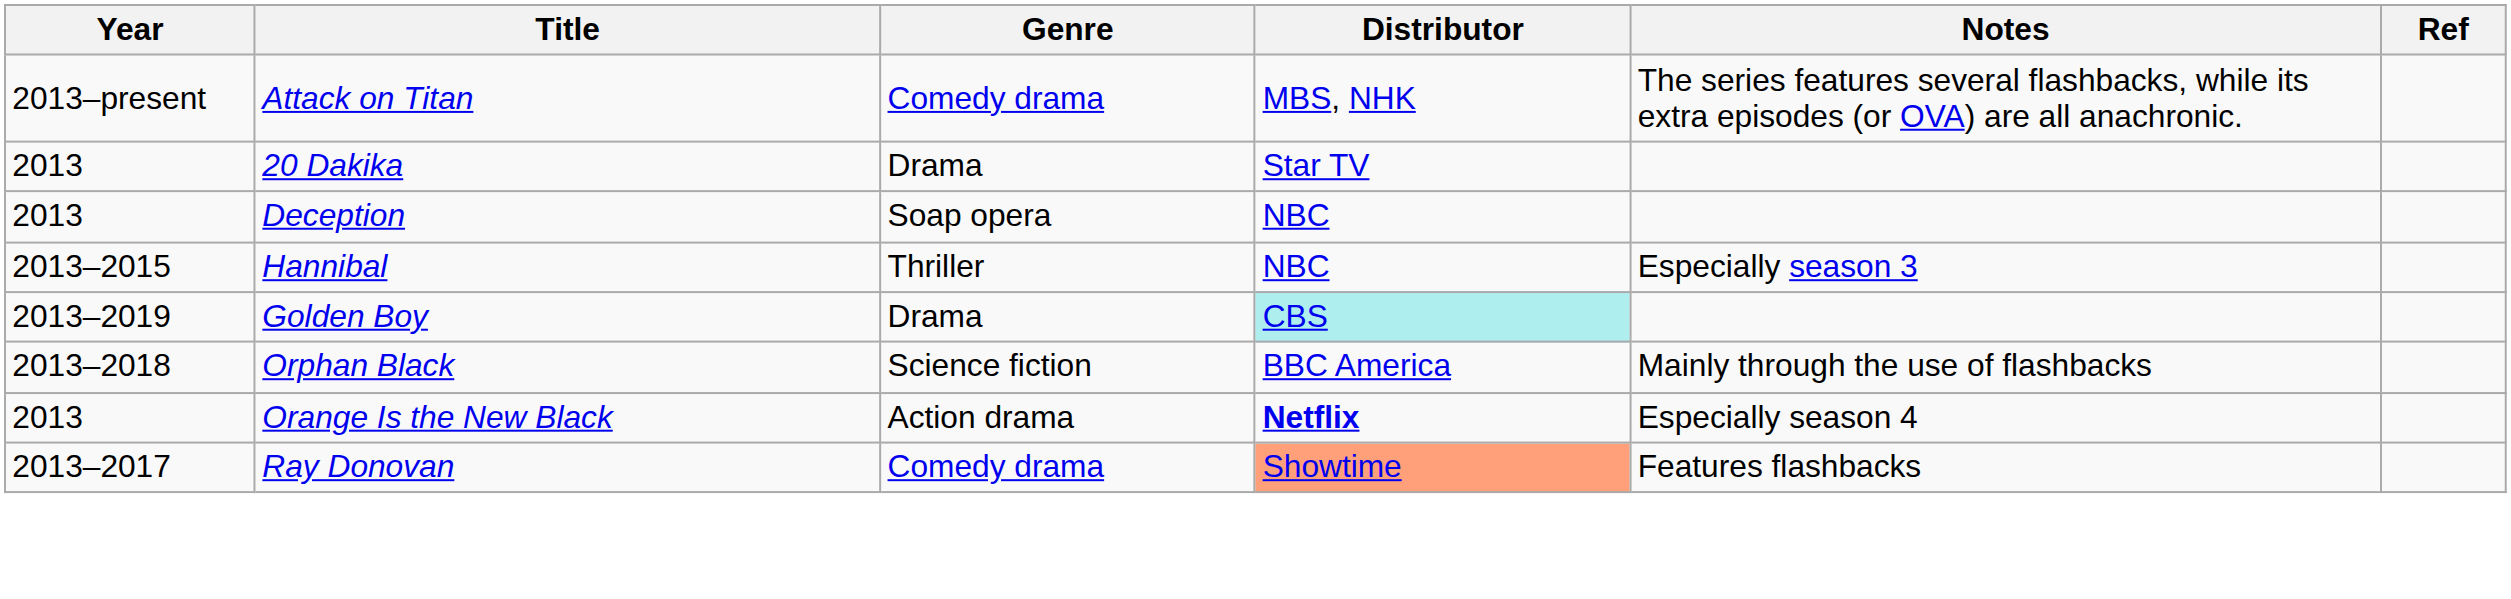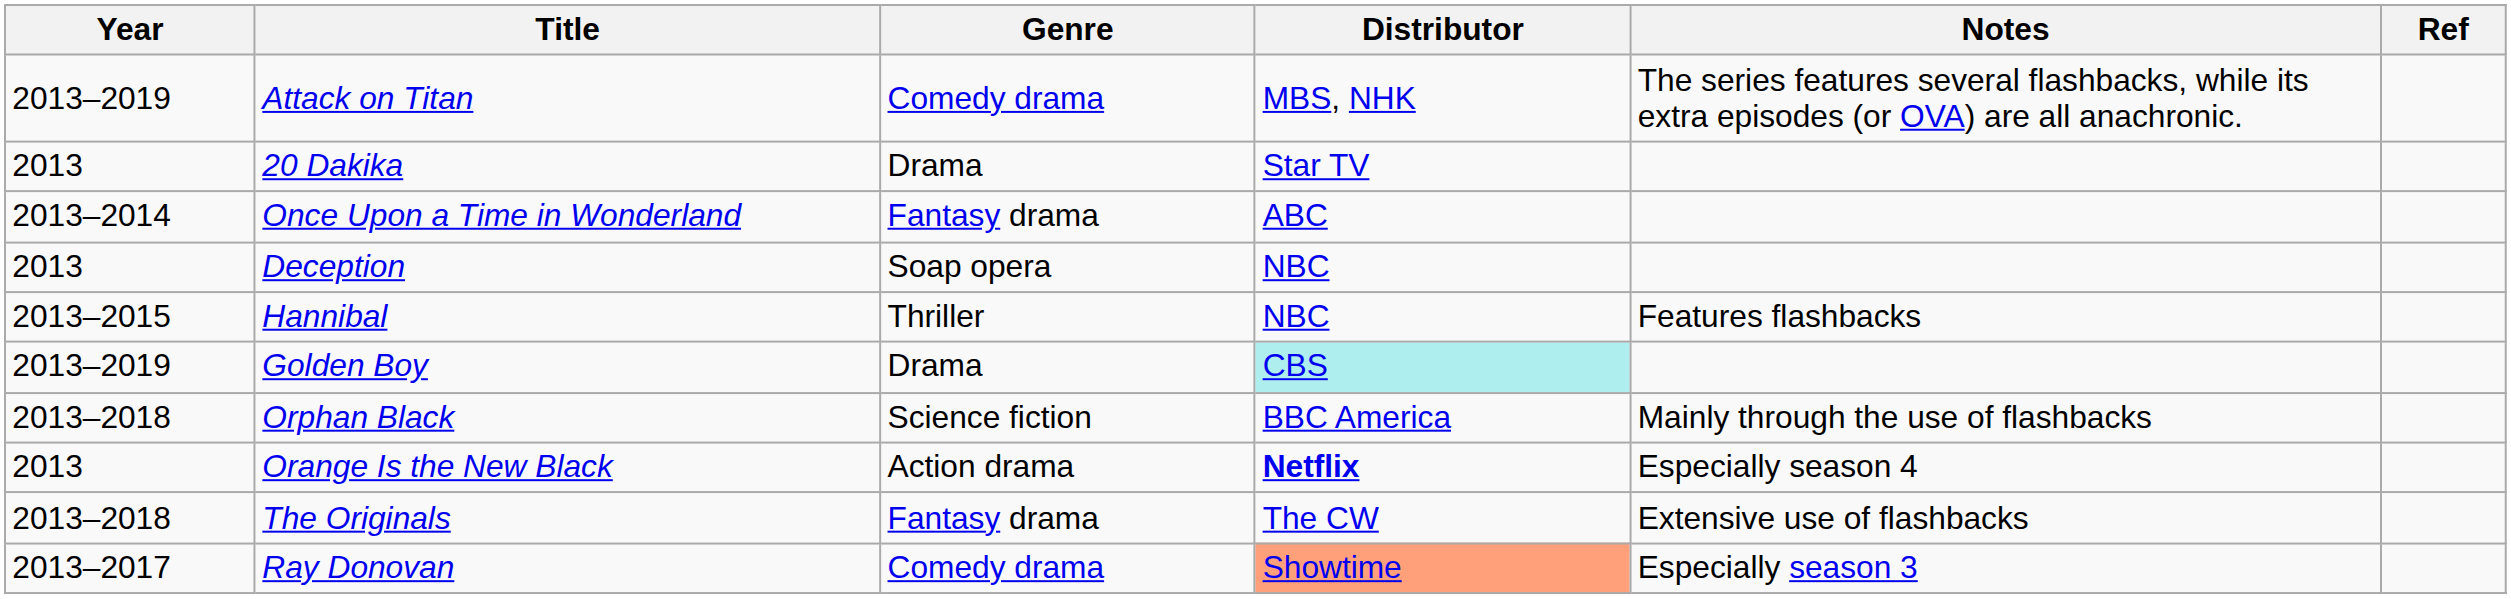(109, 97) 2013–present -> (92, 97) 2013–2019
+ row: (502, 215)
(1778, 266) Especially season 3 -> (1779, 316) Features flashbacks
+ row: (357, 517)
(1779, 467) Features flashbacks -> (1778, 567) Especially season 3
